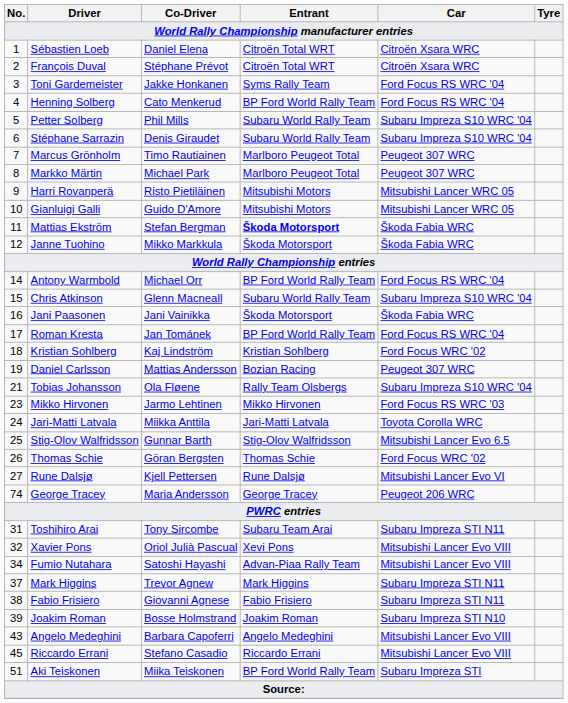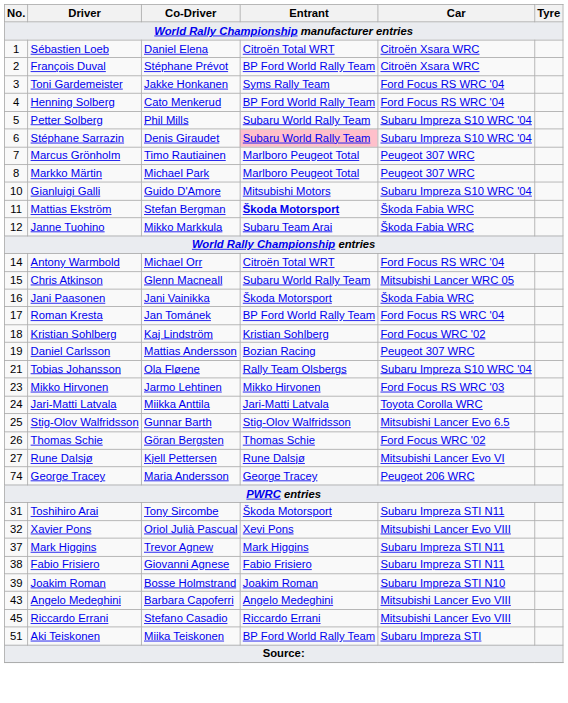(289, 66) Citroën Total WRT -> (309, 66) BP Ford World Rally Team
(307, 137) no background -> (307, 137) pink background
- row: (72, 191)
(447, 209) Mitsubishi Lancer WRC 05 -> (456, 191) Subaru Impreza S10 WRC '04
(287, 244) Škoda Motorsport -> (288, 226) Subaru Team Arai
(309, 280) BP Ford World Rally Team -> (289, 262) Citroën Total WRT
(456, 298) Subaru Impreza S10 WRC '04 -> (447, 280) Mitsubishi Lancer WRC 05
(288, 529) Subaru Team Arai -> (287, 511) Škoda Motorsport
- row: (71, 564)
